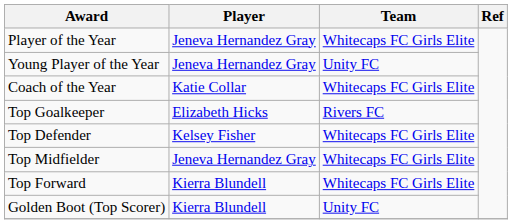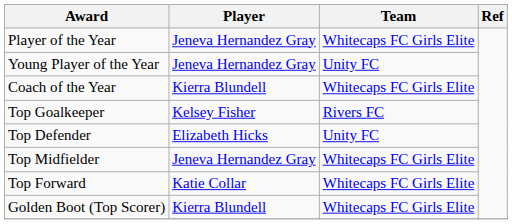(209, 87) Katie Collar -> (219, 87) Kierra Blundell
(220, 111) Elizabeth Hicks -> (214, 111) Kelsey Fisher
(214, 135) Kelsey Fisher -> (220, 135) Elizabeth Hicks
(399, 135) Whitecaps FC Girls Elite -> (351, 135) Unity FC
(219, 183) Kierra Blundell -> (209, 183) Katie Collar
(351, 207) Unity FC -> (399, 207) Whitecaps FC Girls Elite
